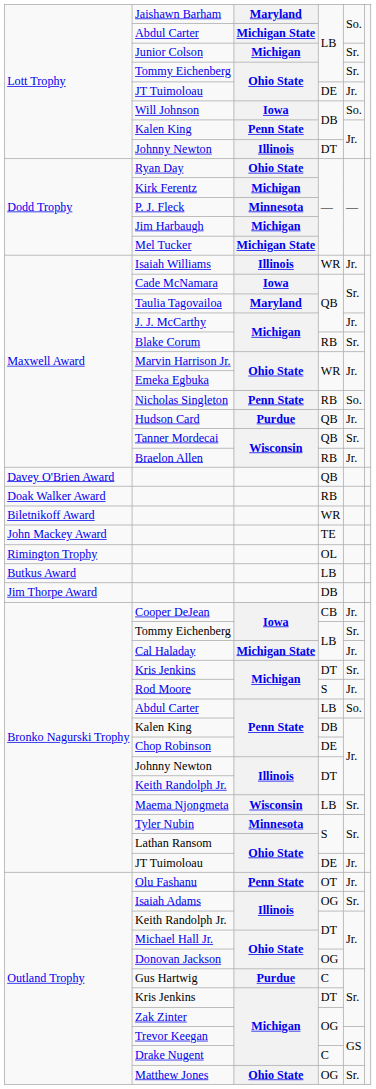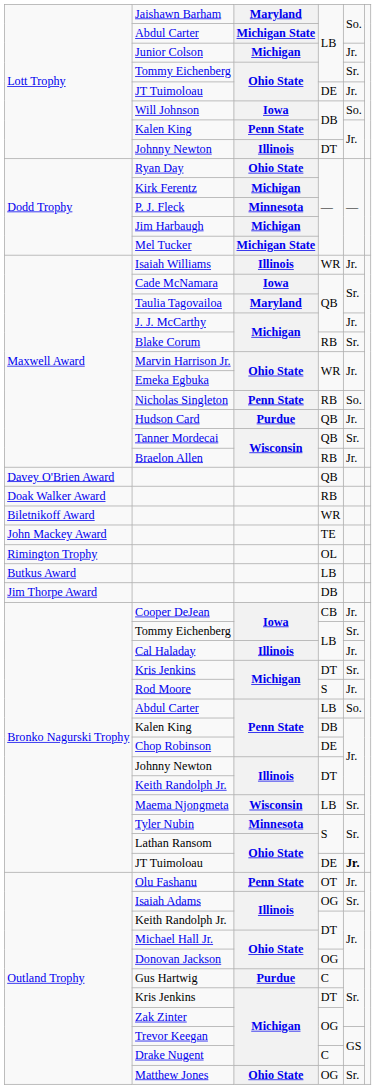(353, 52) Sr. -> (352, 52) Jr.
(276, 650) Michigan State -> (276, 650) Illinois
(352, 862) normal -> (353, 862) bold
